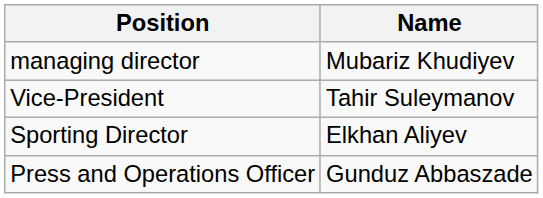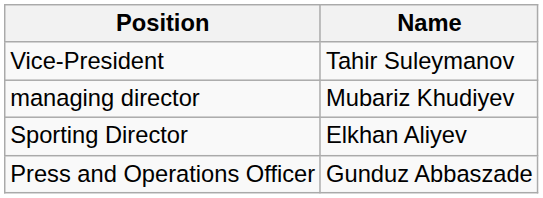rows swapped: (87, 98) <-> (105, 60)
